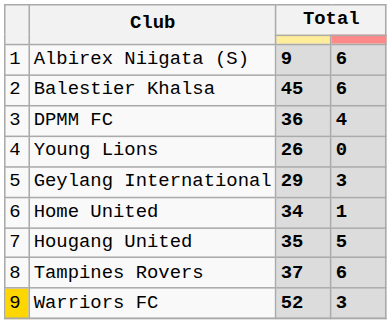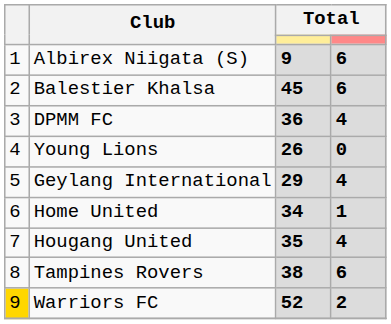(341, 182) 3 -> (341, 182) 4
(341, 243) 5 -> (341, 243) 4
(292, 273) 37 -> (292, 273) 38
(341, 304) 3 -> (341, 304) 2
